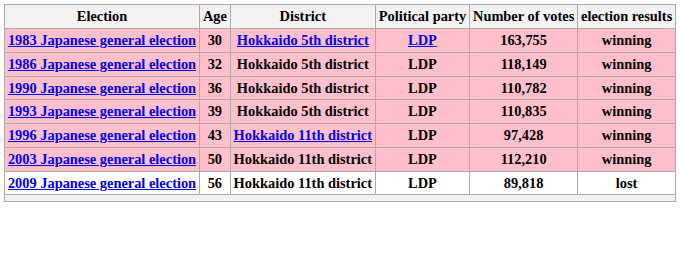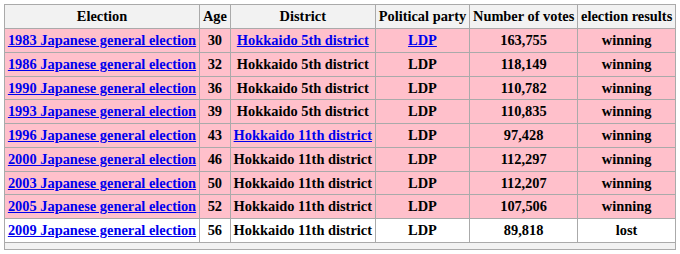+ row: (102, 159)
(524, 159) 112,210 -> (524, 183) 112,207
+ row: (102, 206)
